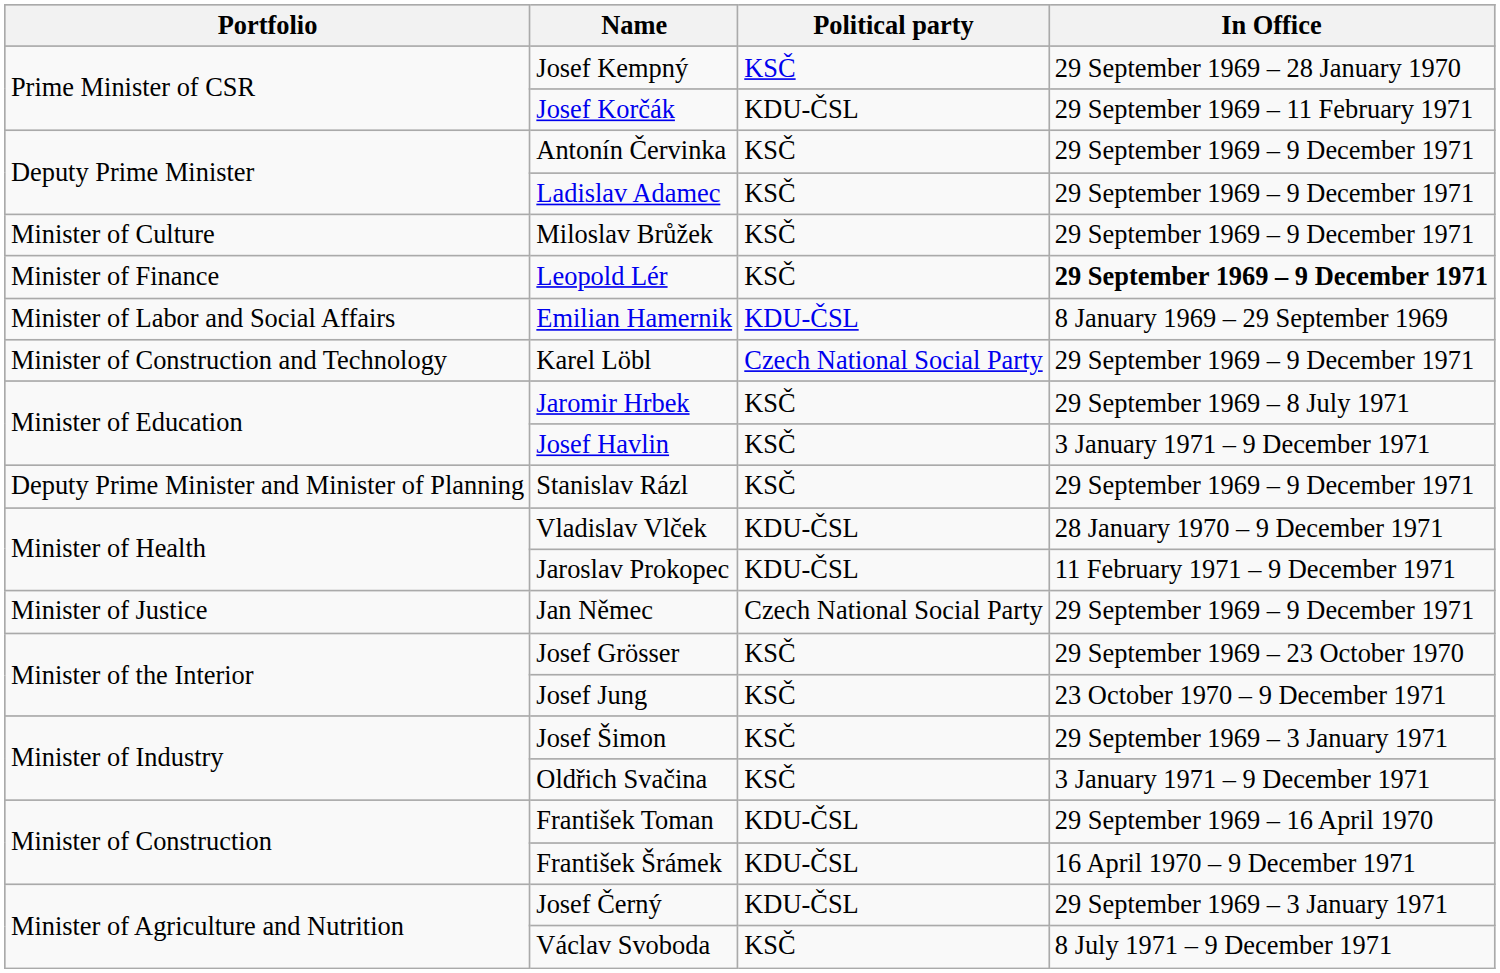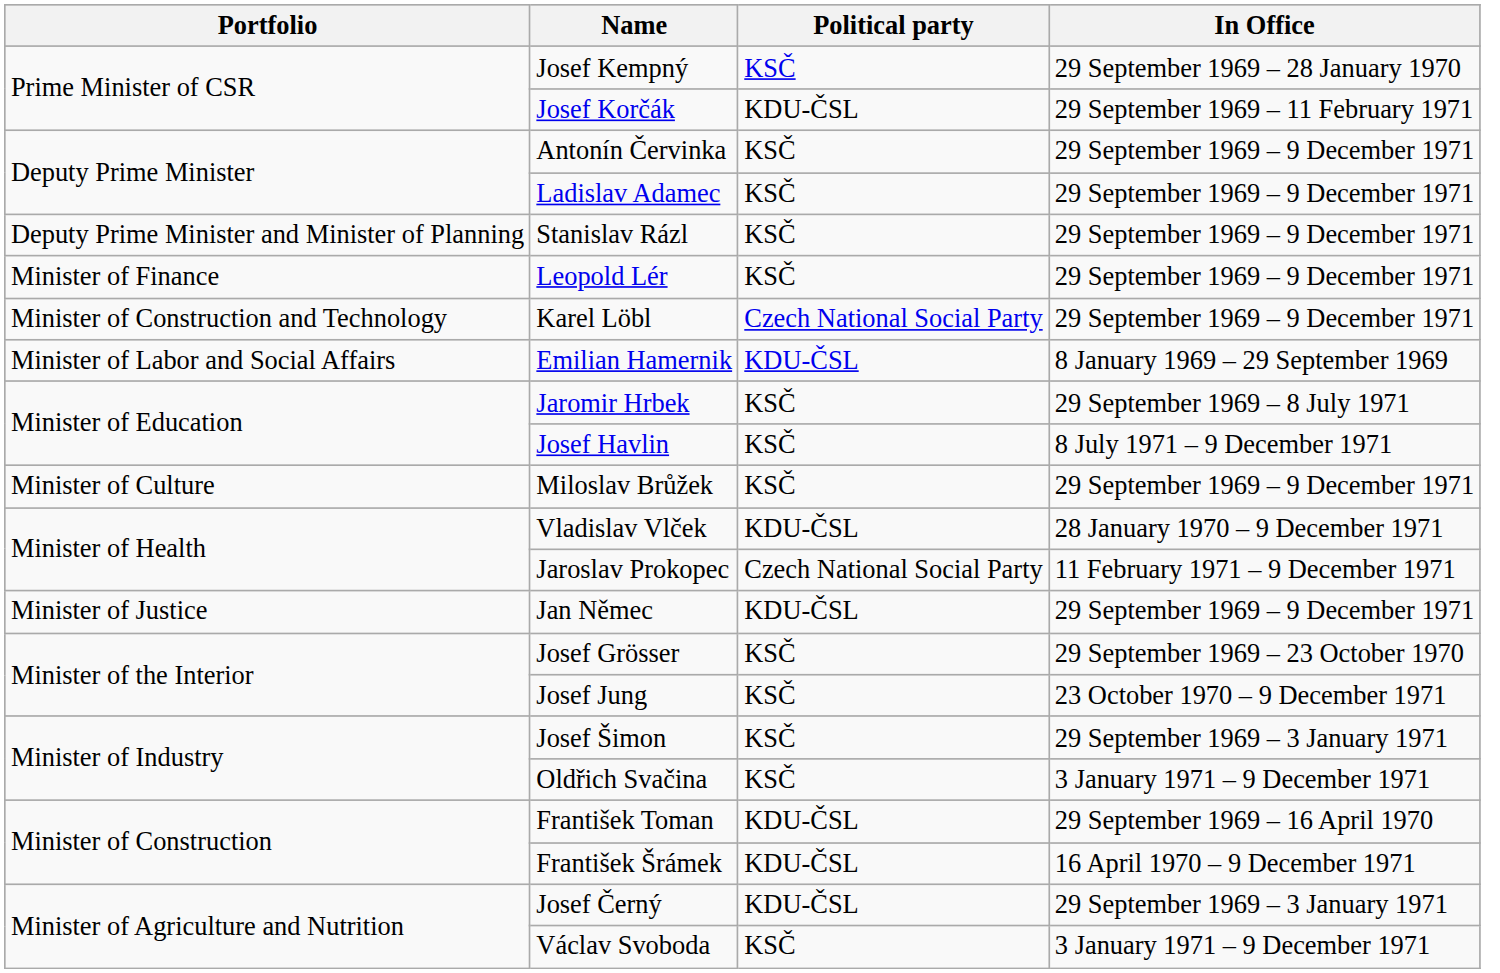rows swapped: (612, 485) <-> (625, 234)
(1271, 276) bold -> (1265, 276) normal
rows swapped: (634, 318) <-> (594, 360)
(1243, 444) 3 January 1971 – 9 December 1971 -> (1223, 444) 8 July 1971 – 9 December 1971
(801, 569) KDU-ČSL -> (893, 569) Czech National Social Party
(893, 611) Czech National Social Party -> (801, 611) KDU-ČSL
(1223, 946) 8 July 1971 – 9 December 1971 -> (1243, 946) 3 January 1971 – 9 December 1971
